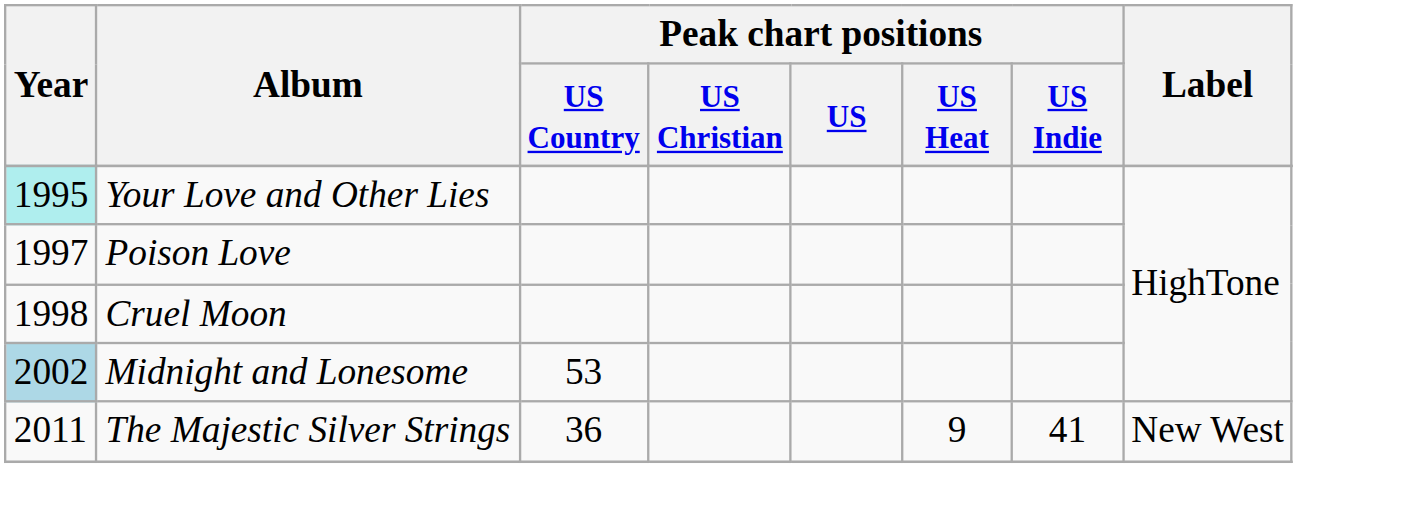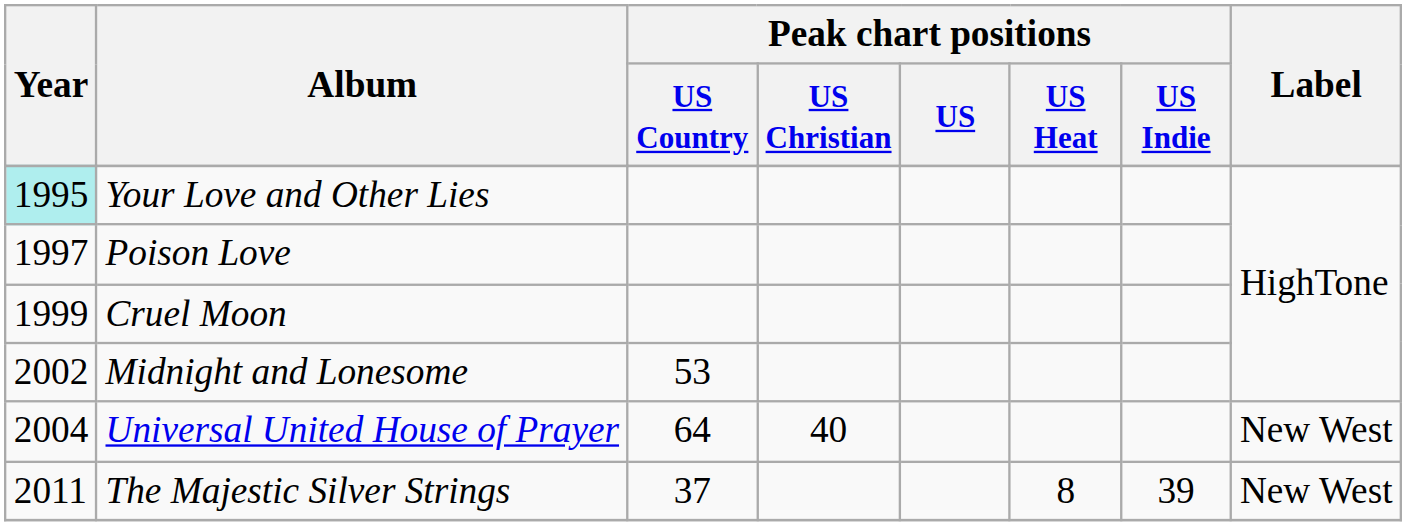(51, 312) 1998 -> (51, 312) 1999
(51, 371) lightblue background -> (51, 371) no background
+ row: (362, 430)
(584, 430) 36 -> (692, 489) 37
(957, 430) 9 -> (1066, 489) 8
(1067, 430) 41 -> (1176, 489) 39
